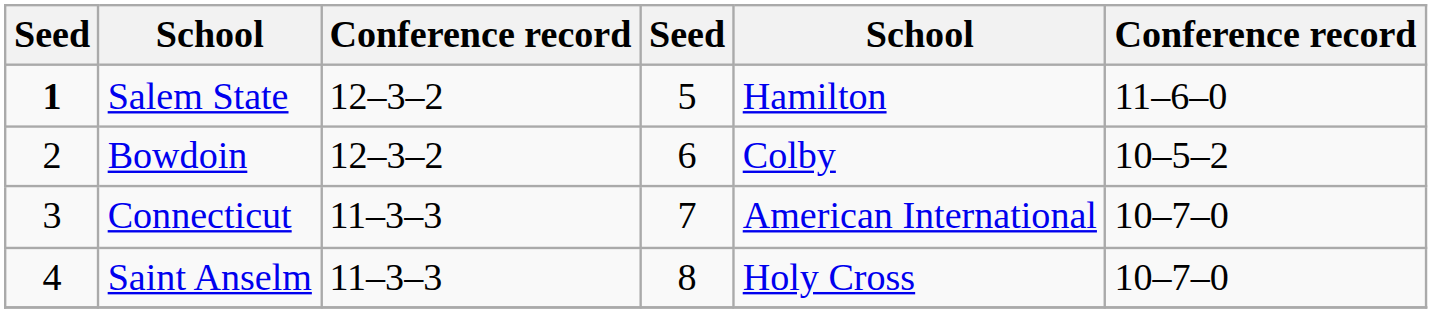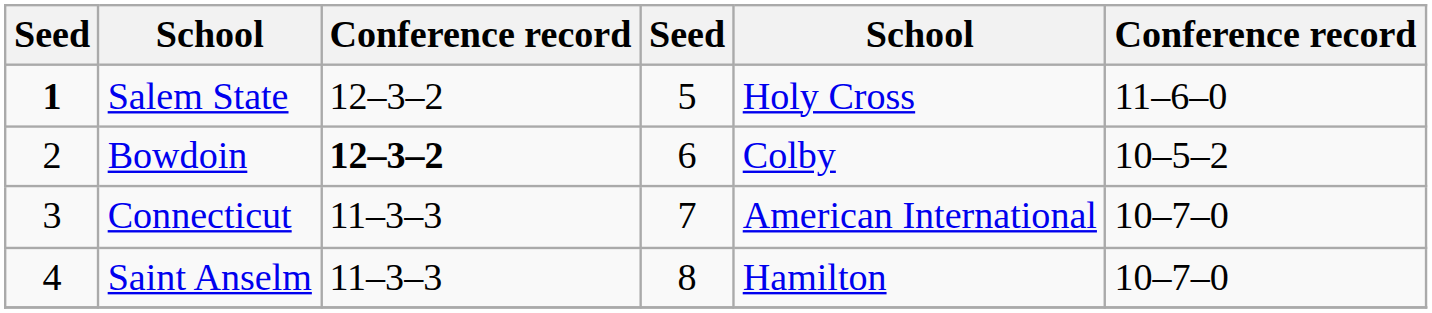(815, 95) Hamilton -> (829, 95) Holy Cross
(387, 155) normal -> (387, 155) bold
(829, 276) Holy Cross -> (815, 276) Hamilton
